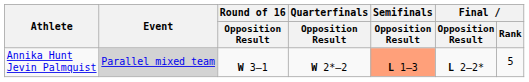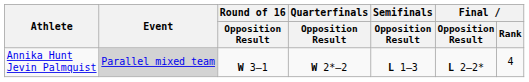(403, 68) lightsalmon background -> (403, 68) no background
(510, 62) 5 -> (510, 62) 4
